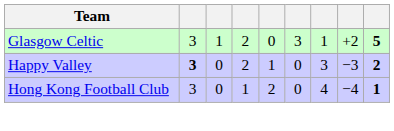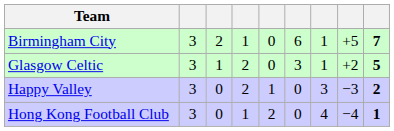+ row: (62, 41)
(193, 65) bold -> (193, 89) normal
